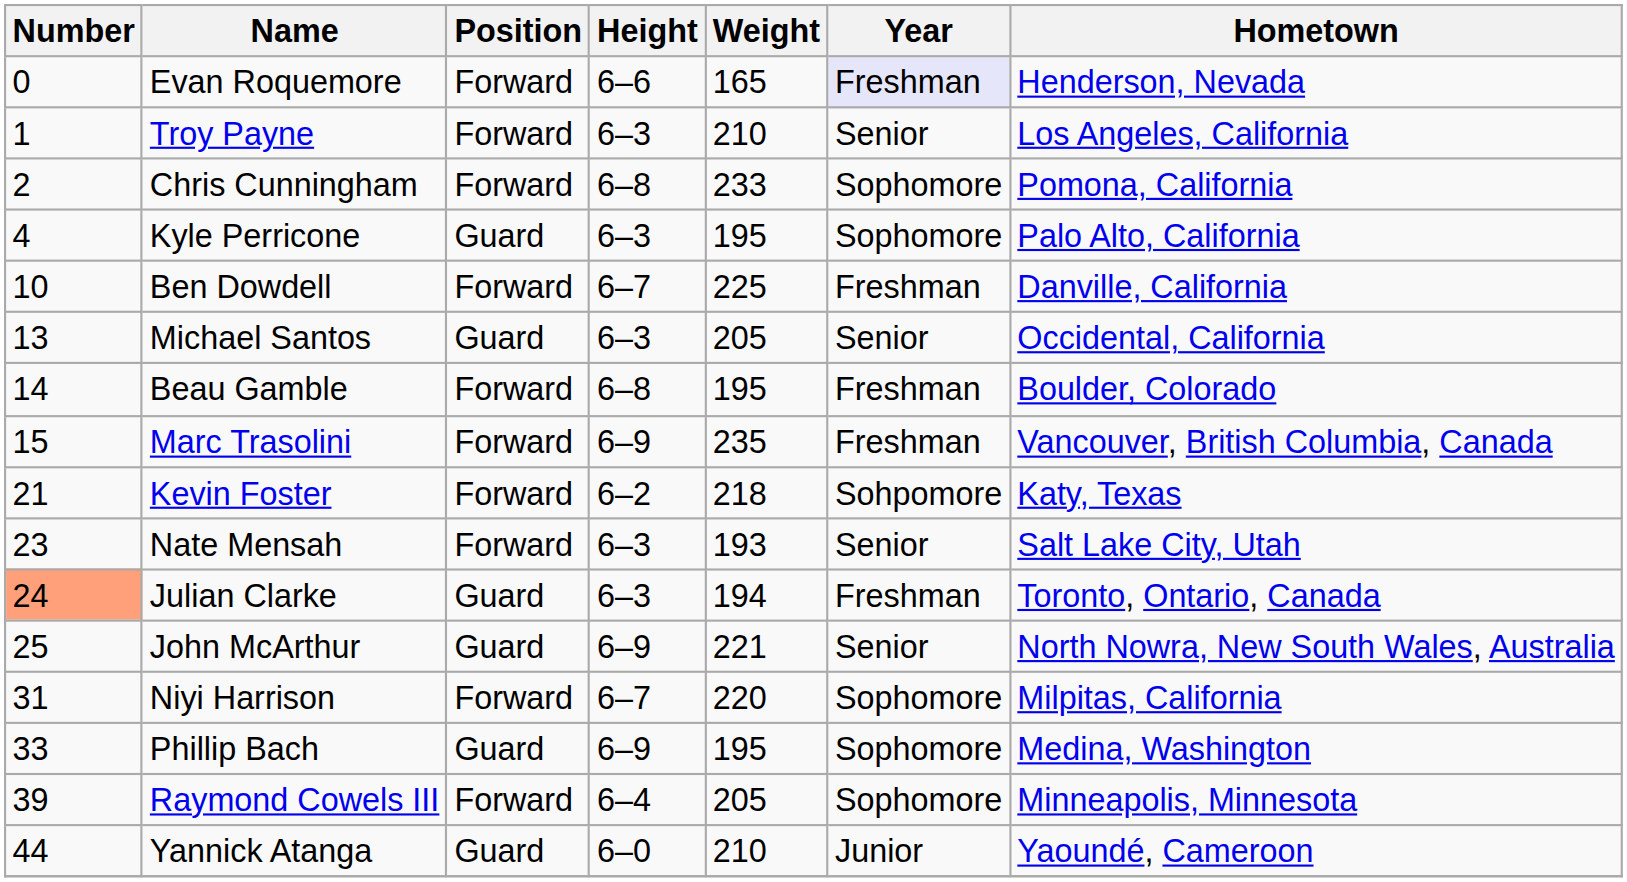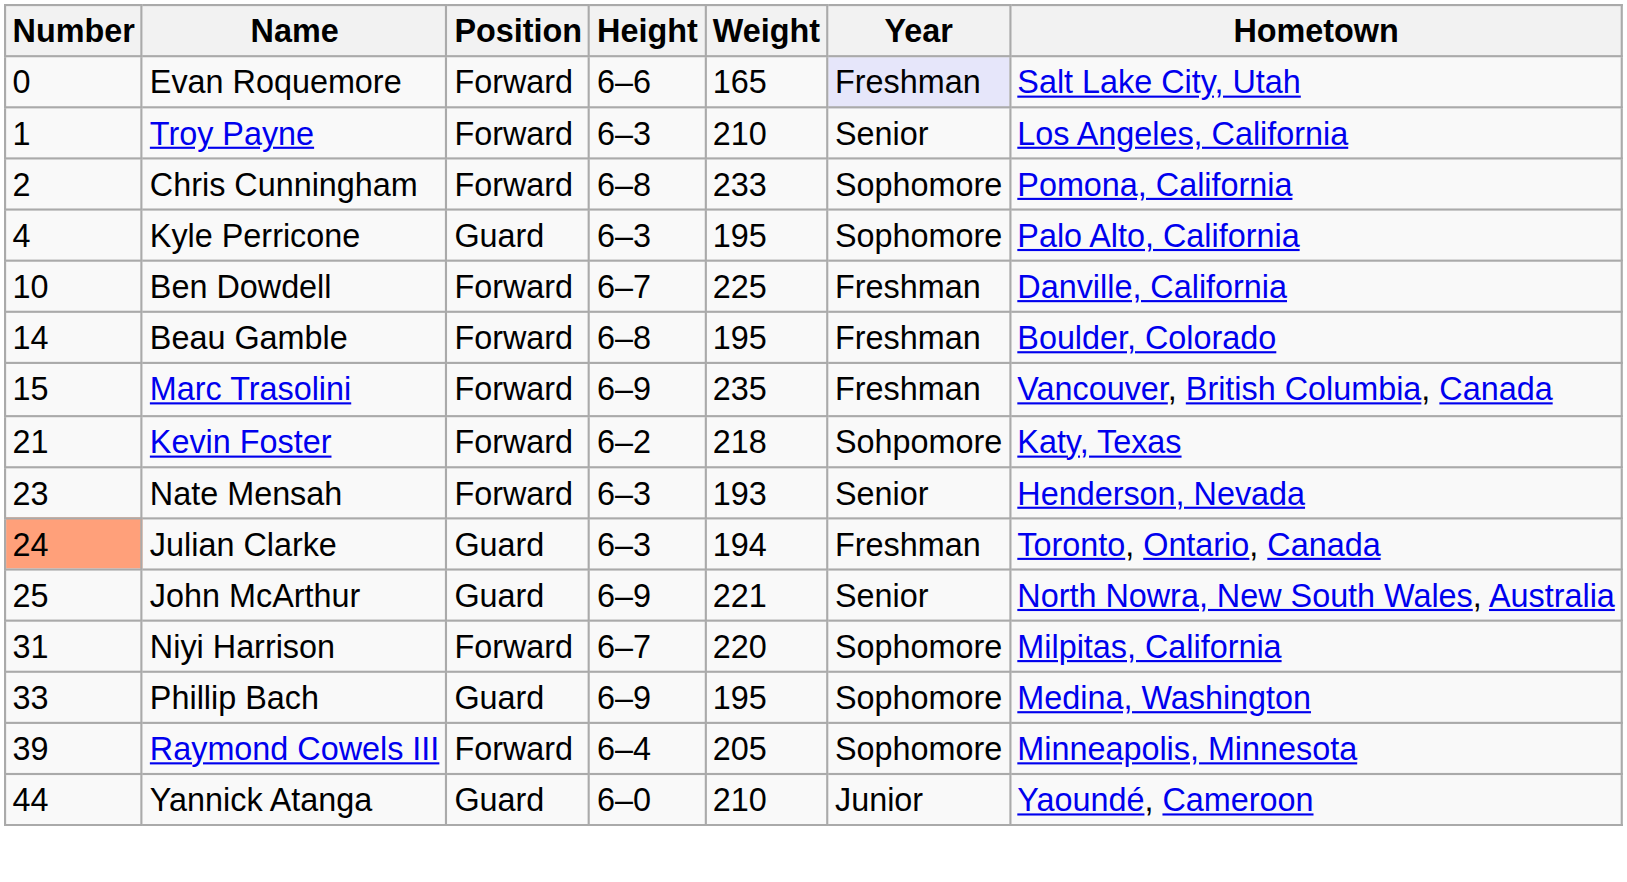(1161, 82) Henderson, Nevada -> (1159, 82) Salt Lake City, Utah
- row: (260, 338)
(1159, 543) Salt Lake City, Utah -> (1161, 492) Henderson, Nevada
